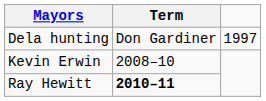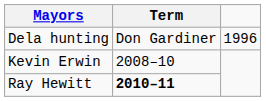(240, 39) 1997 -> (240, 39) 1996
